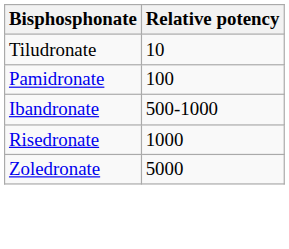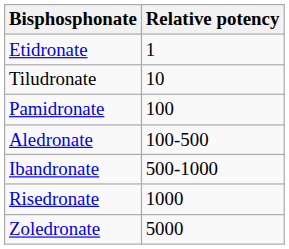+ row: (48, 49)
+ row: (51, 139)
